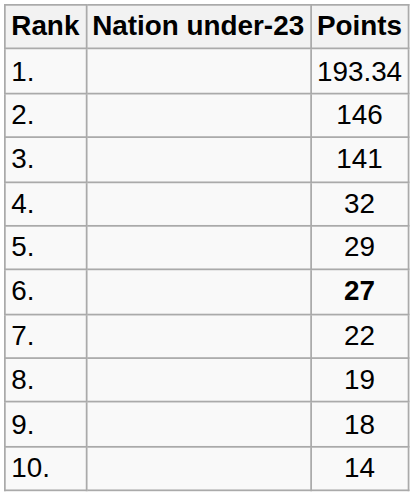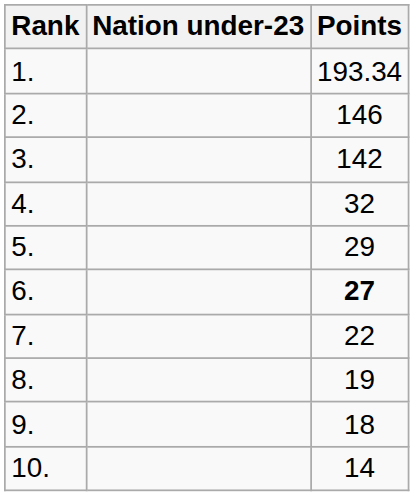(360, 159) 141 -> (360, 159) 142
